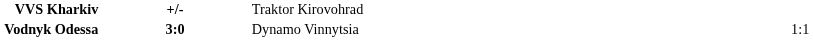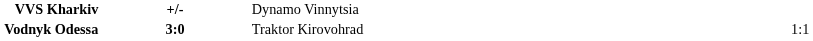(308, 9) Traktor Kirovohrad -> (305, 9) Dynamo Vinnytsia
(305, 29) Dynamo Vinnytsia -> (308, 29) Traktor Kirovohrad
